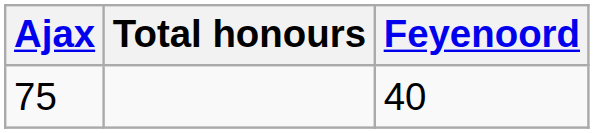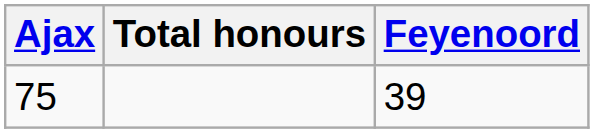(405, 95) 40 -> (405, 95) 39
